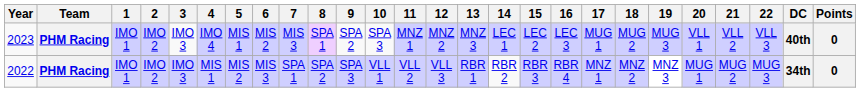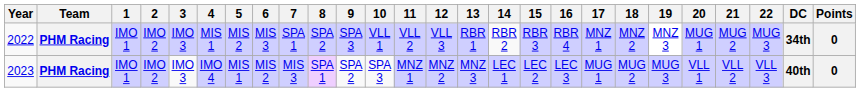rows swapped: (21, 71) <-> (21, 39)
